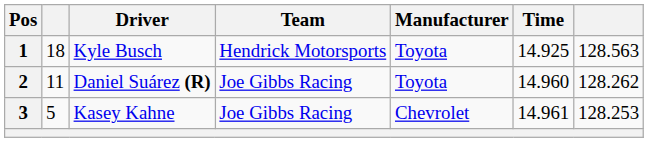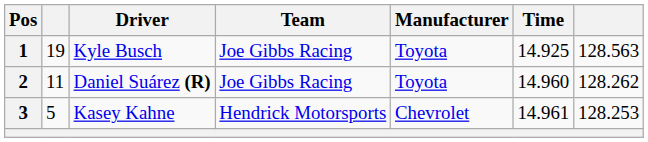(55, 51) 18 -> (55, 51) 19
(303, 51) Hendrick Motorsports -> (286, 51) Joe Gibbs Racing
(286, 113) Joe Gibbs Racing -> (303, 113) Hendrick Motorsports
